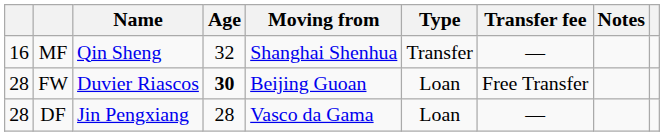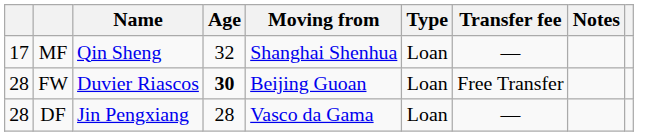(19, 51) 16 -> (19, 51) 17
(440, 51) Transfer -> (427, 51) Loan
